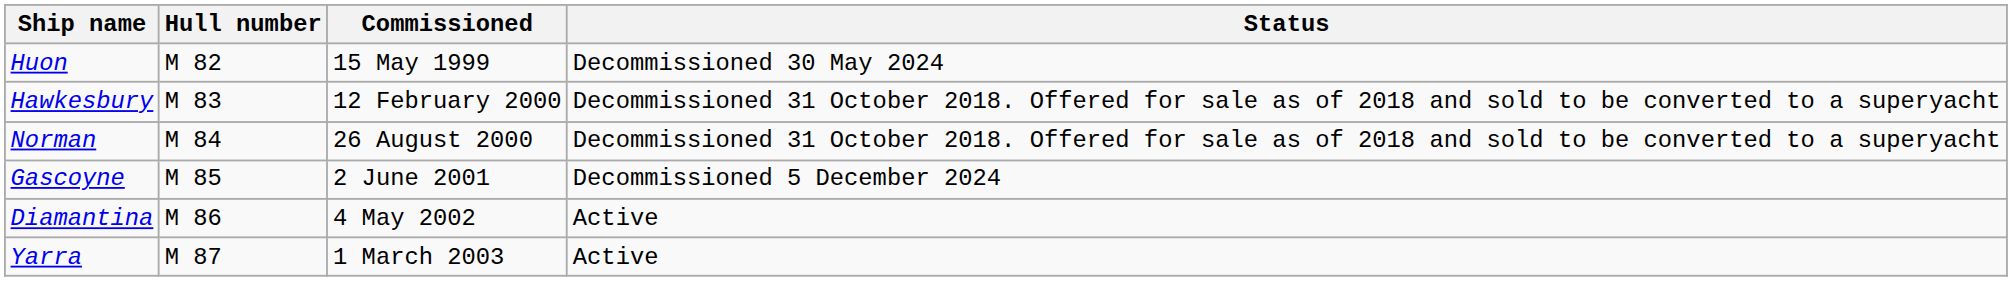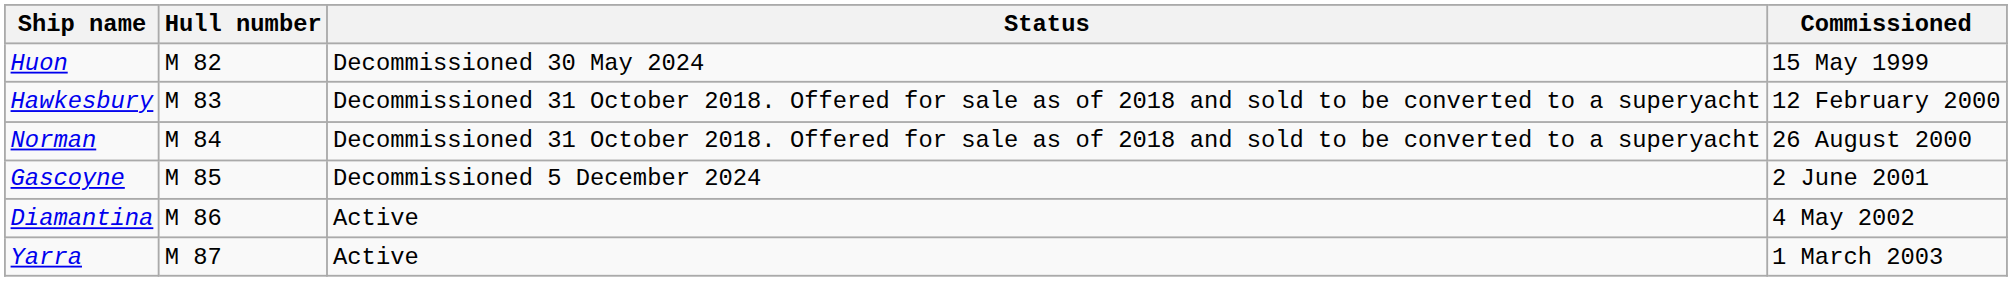columns swapped: (447, 24) <-> (1287, 24)
